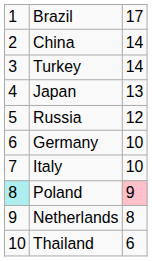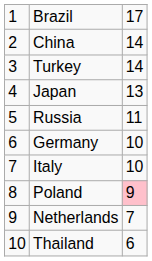(135, 117) 12 -> (134, 117) 11
(13, 192) paleturquoise background -> (13, 192) no background
(130, 218) 8 -> (130, 218) 7
